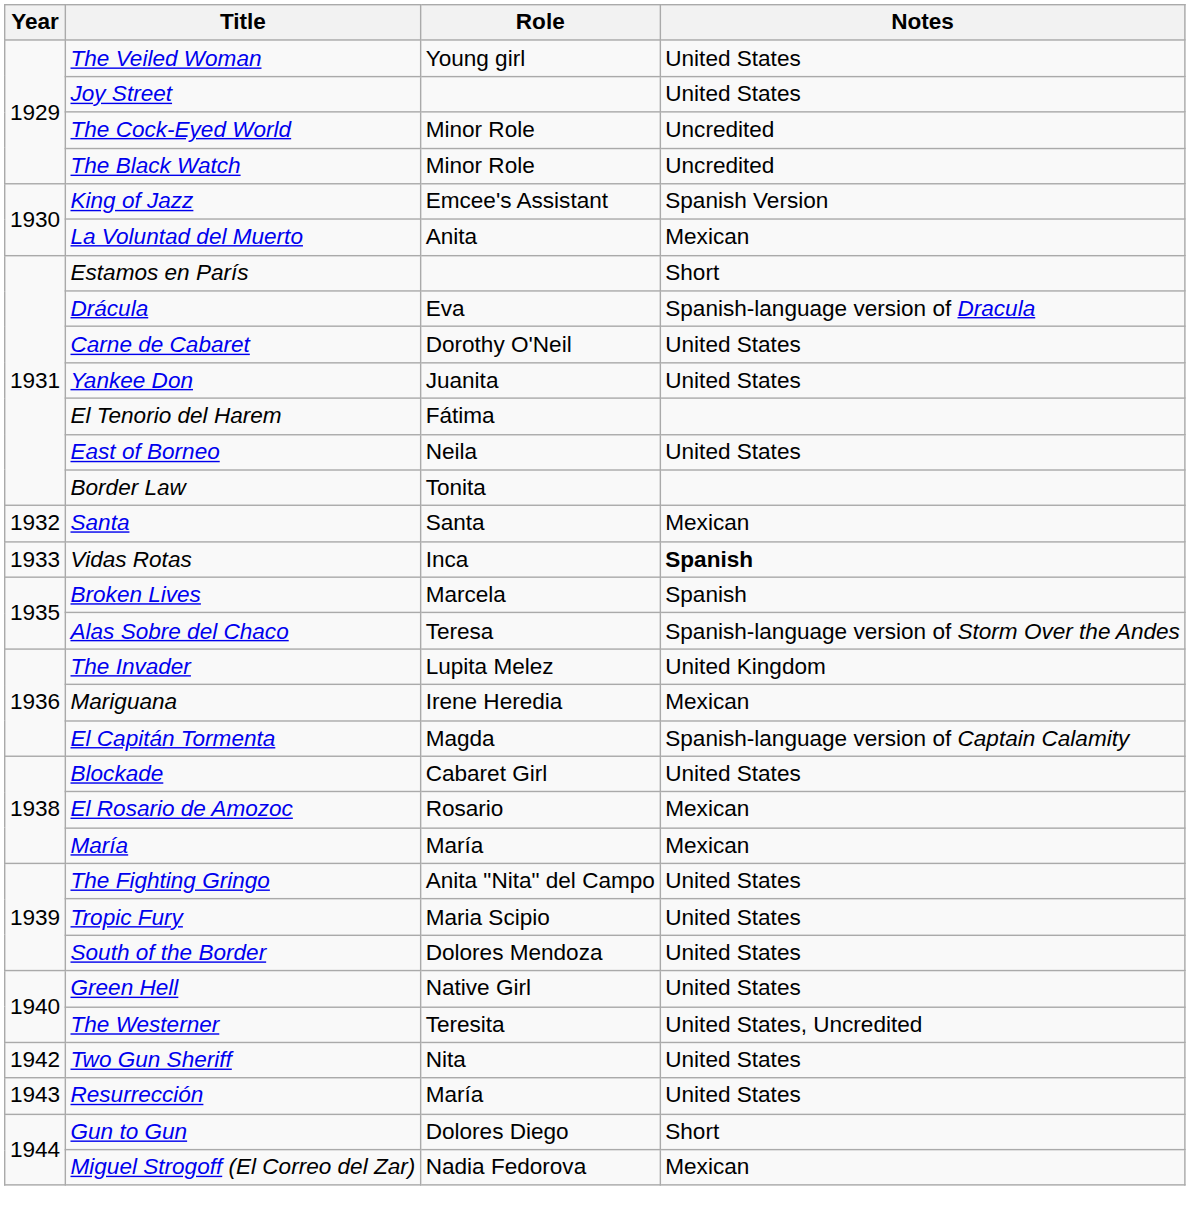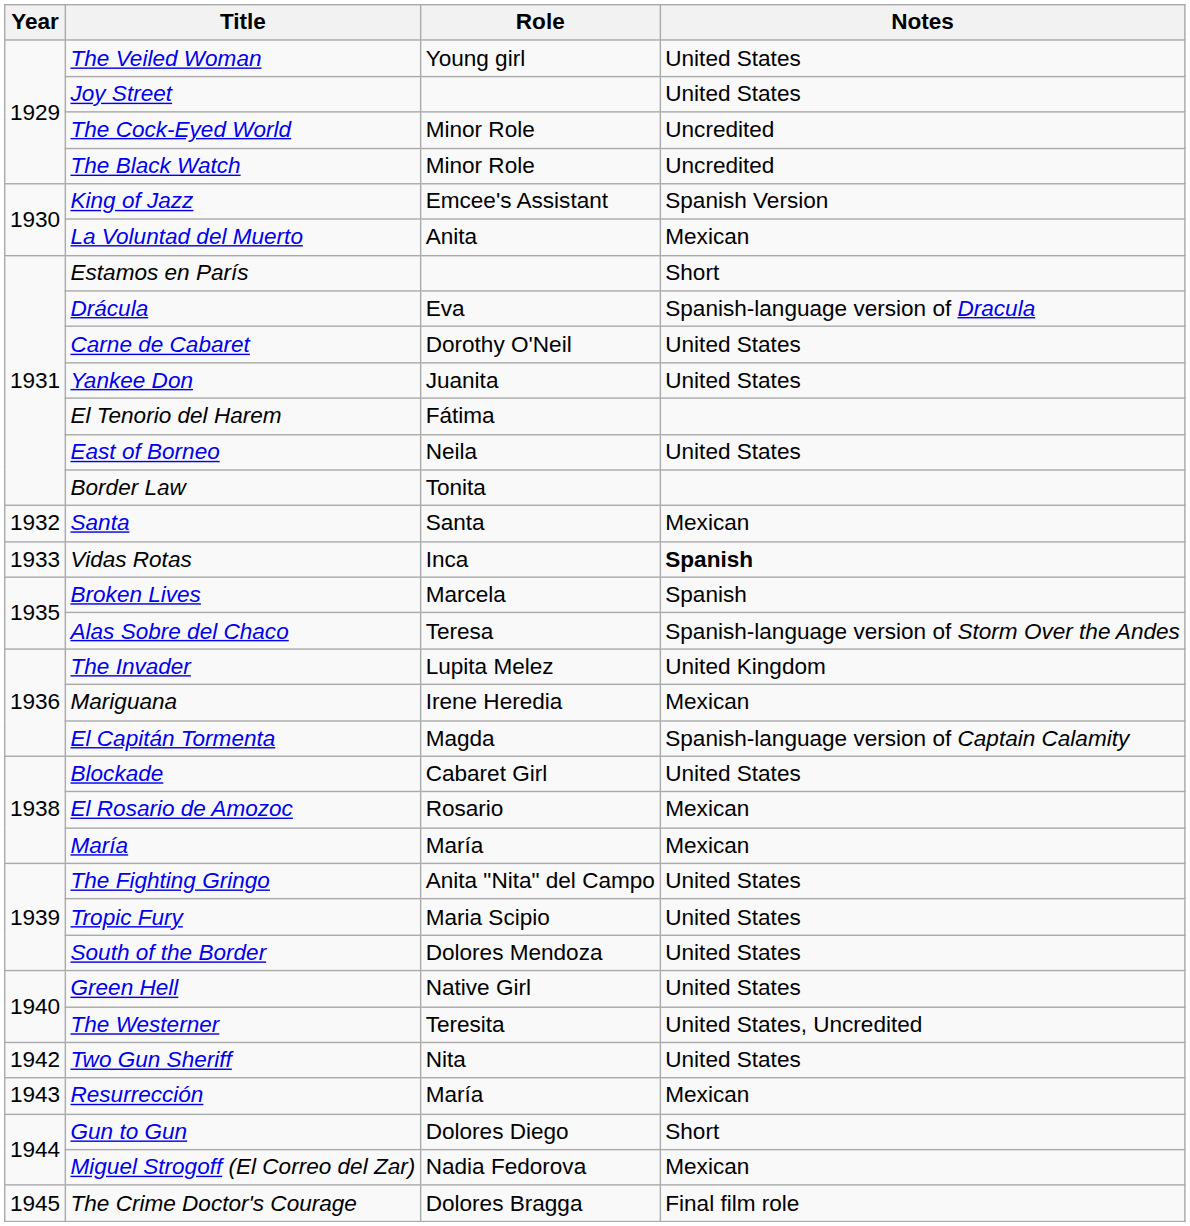(733, 1095) United States -> (707, 1095) Mexican
+ row: (214, 1203)
